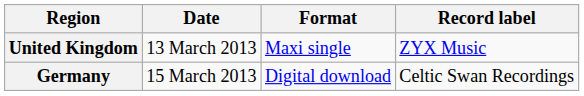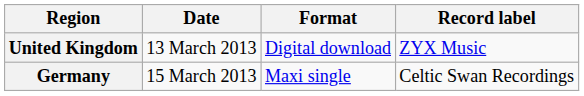(308, 47) Maxi single -> (328, 47) Digital download
(328, 76) Digital download -> (308, 76) Maxi single
